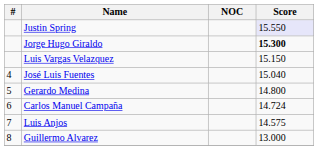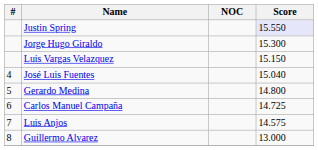(272, 43) bold -> (272, 43) normal
(272, 106) 14.724 -> (272, 106) 14.725
